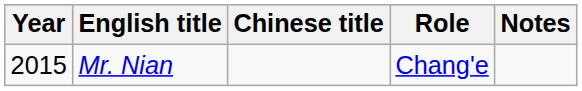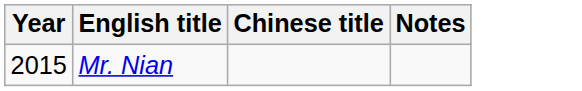- column: (442, 24)
